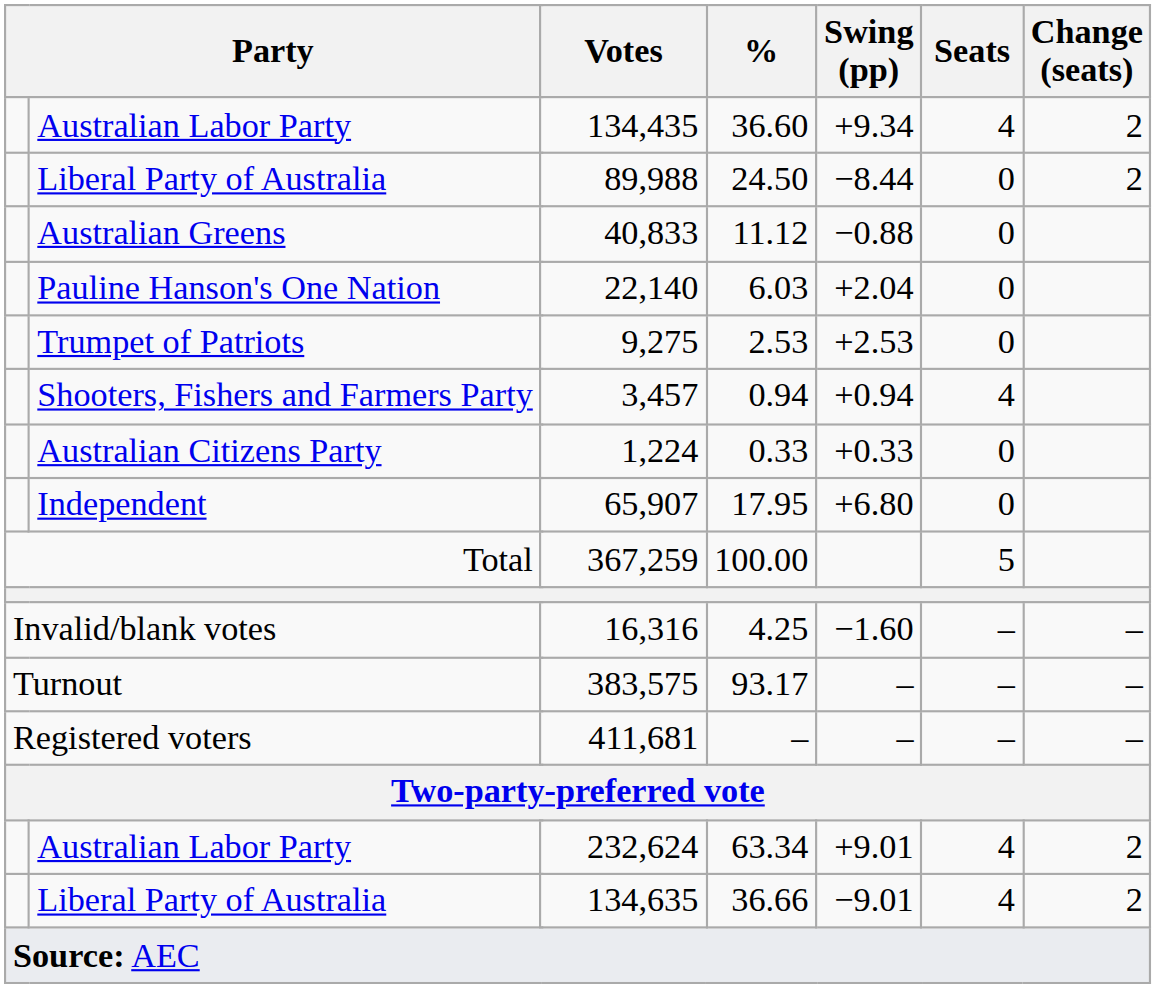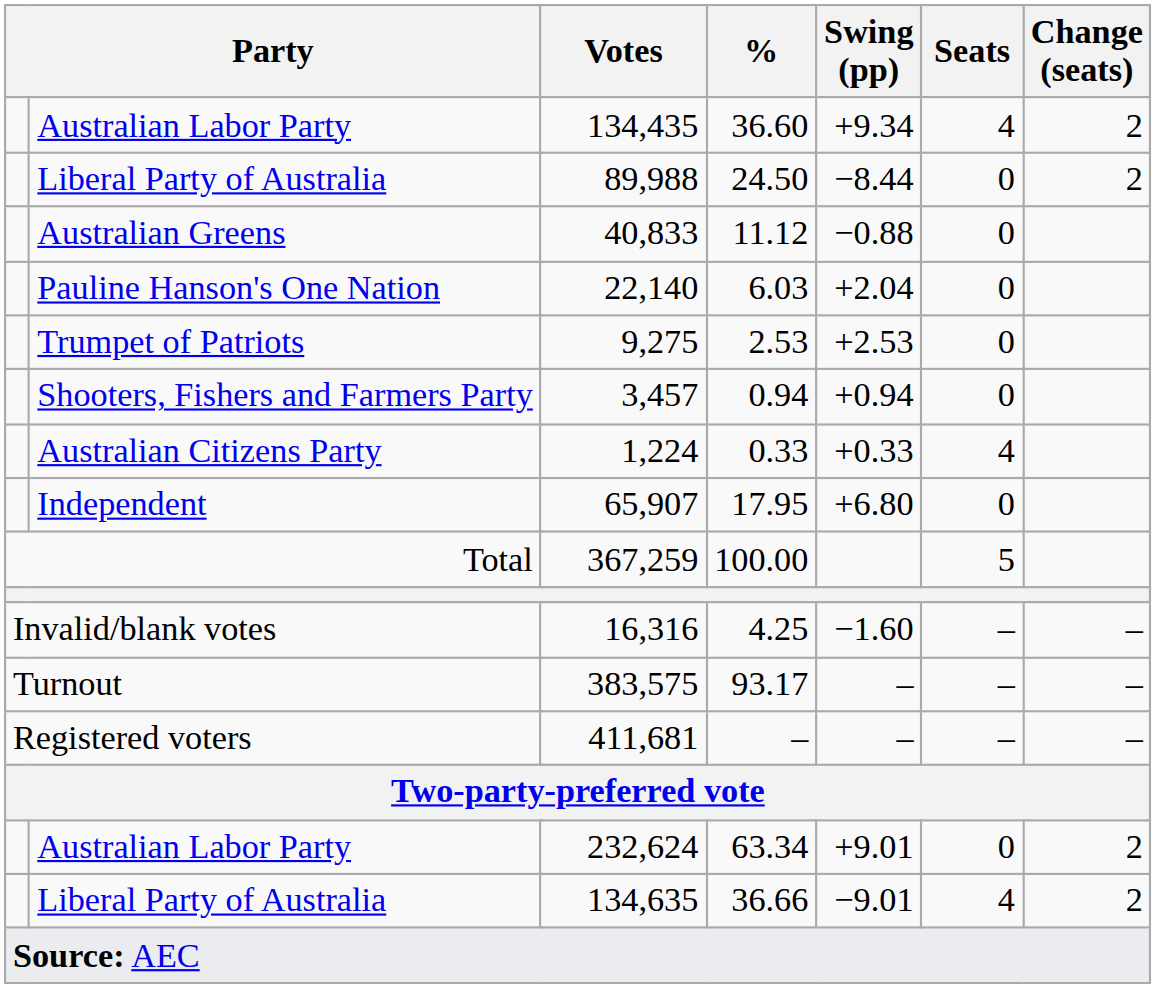(1006, 395) 4 -> (1006, 395) 0
(1006, 450) 0 -> (1006, 450) 4
(1006, 846) 4 -> (1006, 846) 0
